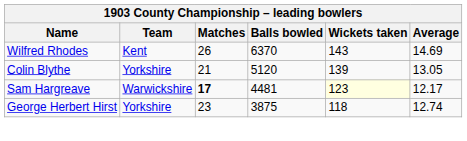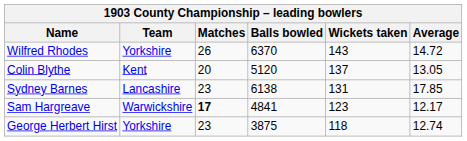(135, 51) Kent -> (147, 51) Yorkshire
(428, 51) 14.69 -> (428, 51) 14.72
(147, 70) Yorkshire -> (135, 70) Kent
(204, 70) 21 -> (204, 70) 20
(338, 70) 139 -> (338, 70) 137
+ row: (47, 88)
(264, 88) 4481 -> (264, 107) 4841
(338, 88) lightyellow background -> (338, 107) no background
